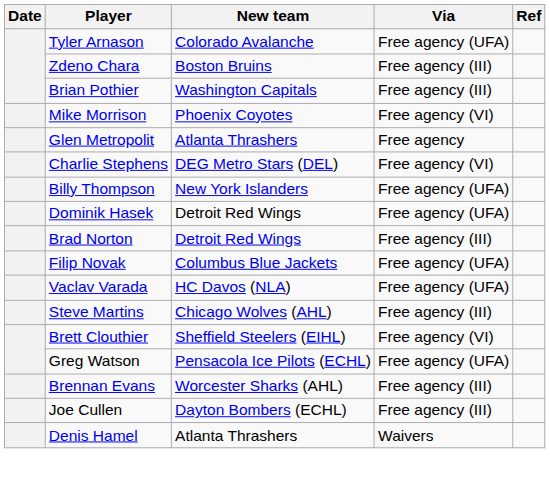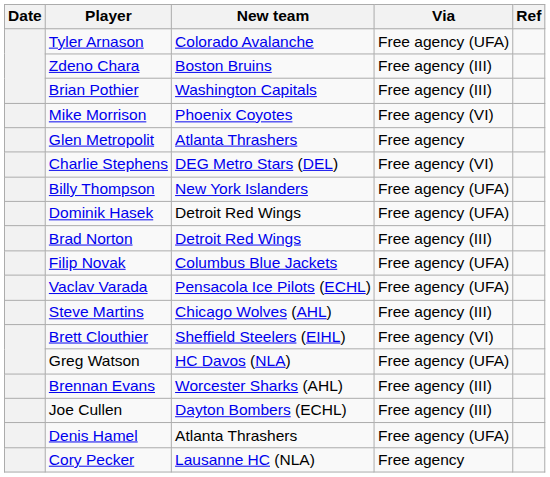(233, 287) HC Davos (NLA) -> (273, 287) Pensacola Ice Pilots (ECHL)
(273, 361) Pensacola Ice Pilots (ECHL) -> (233, 361) HC Davos (NLA)
(406, 435) Waivers -> (444, 435) Free agency (UFA)
+ row: (92, 459)
